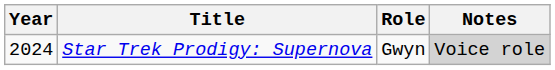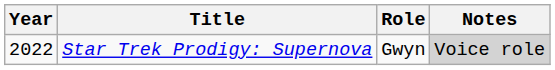(31, 50) 2024 -> (31, 50) 2022
